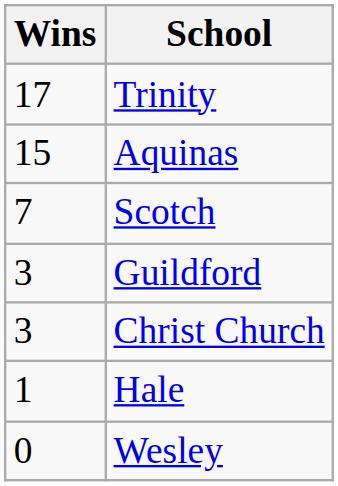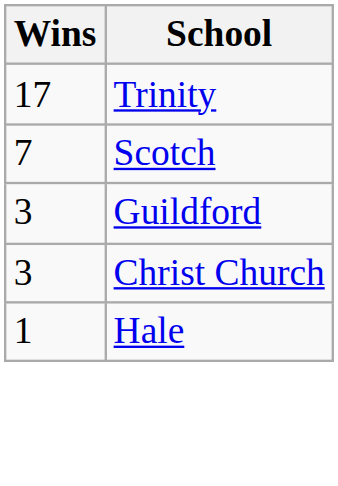- row: (176, 152)
- row: (168, 449)
